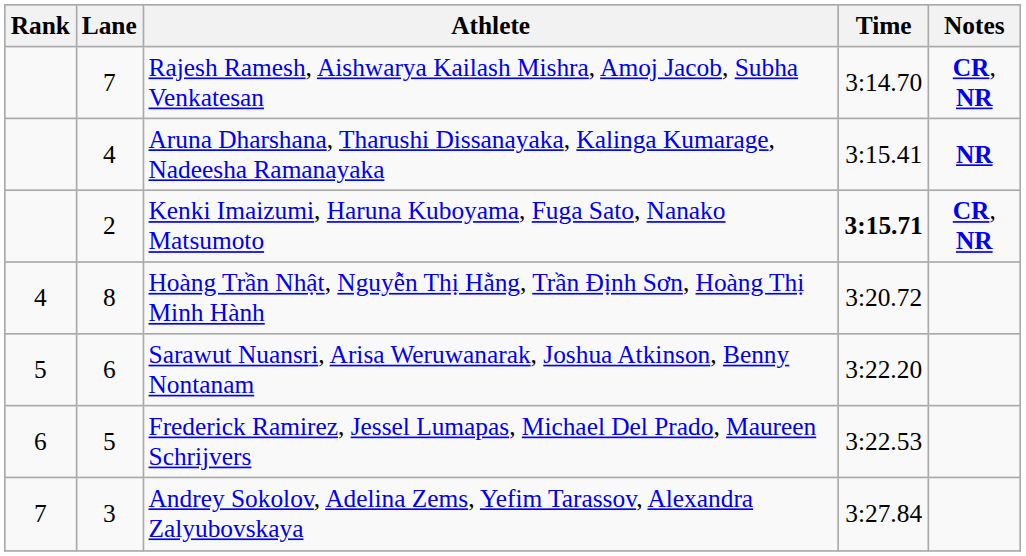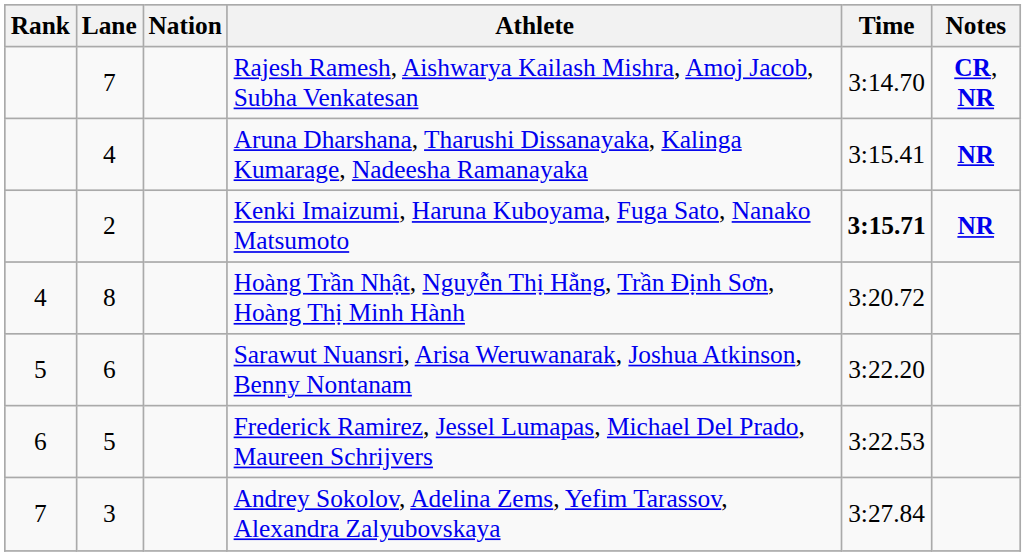+ column: (185, 25)
(974, 226) CR, NR -> (976, 226) NR
